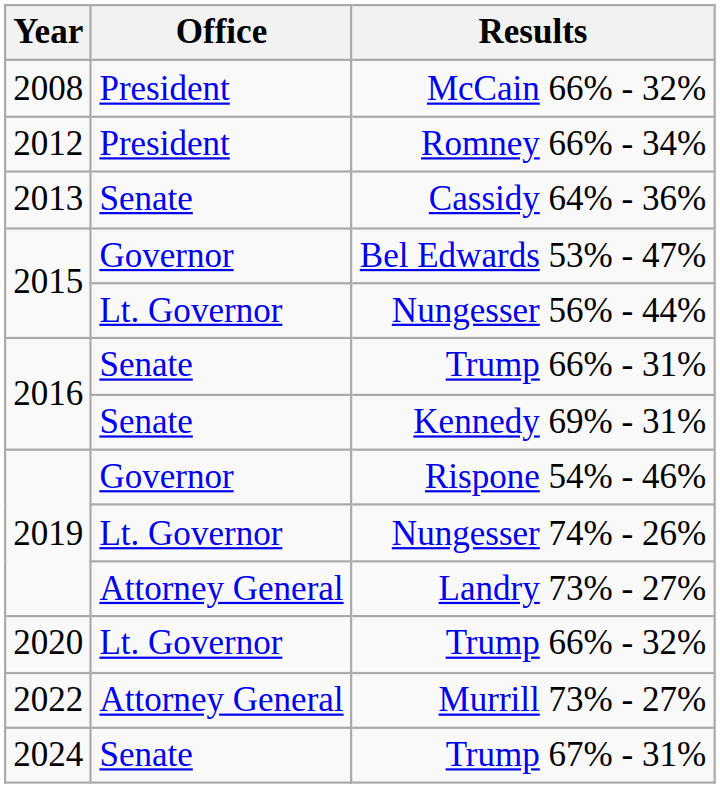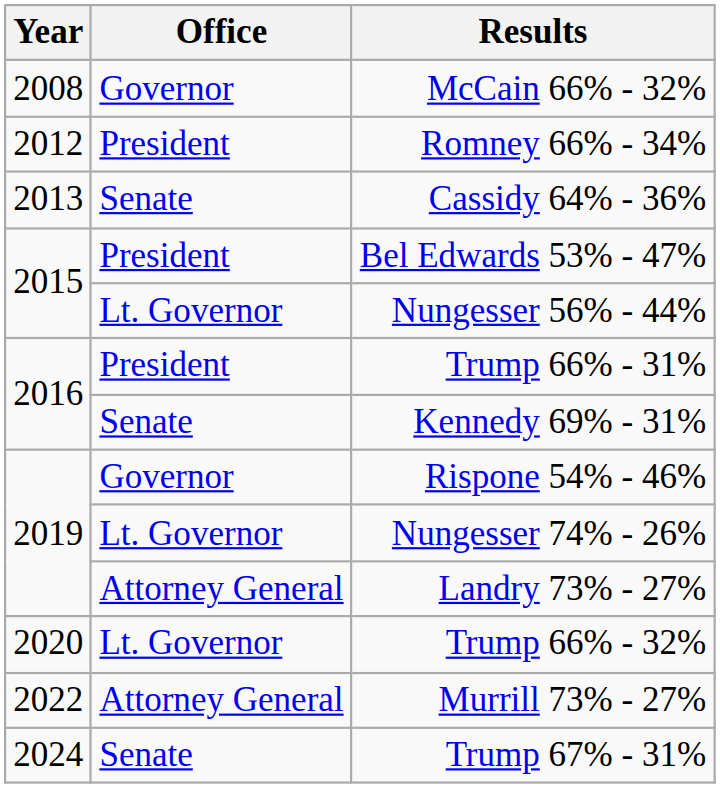(165, 87) President -> (167, 87) Governor
(167, 254) Governor -> (165, 254) President
(146, 365) Senate -> (165, 365) President
